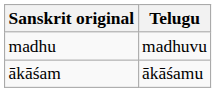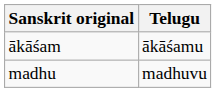rows swapped: (35, 73) <-> (32, 45)
